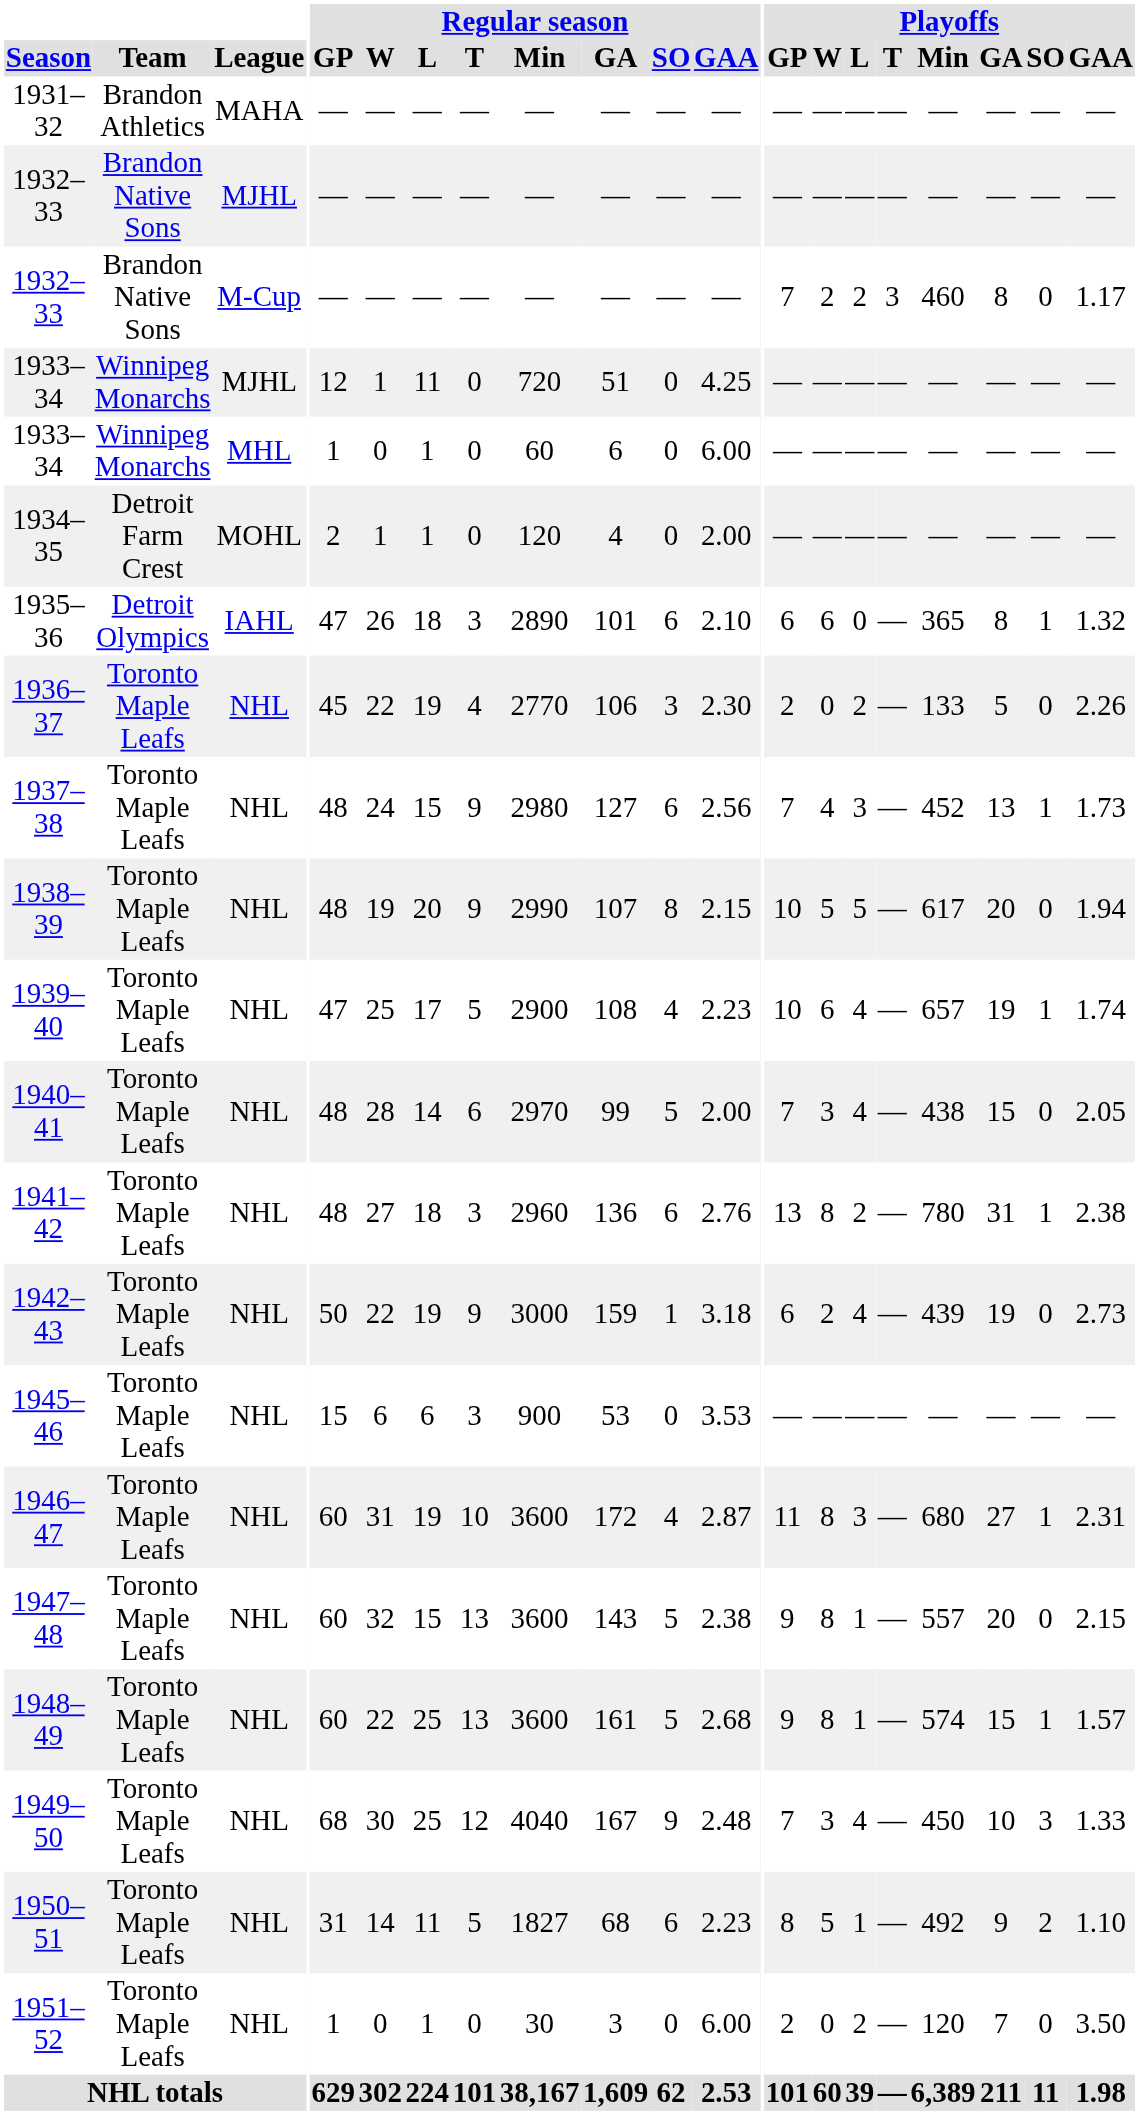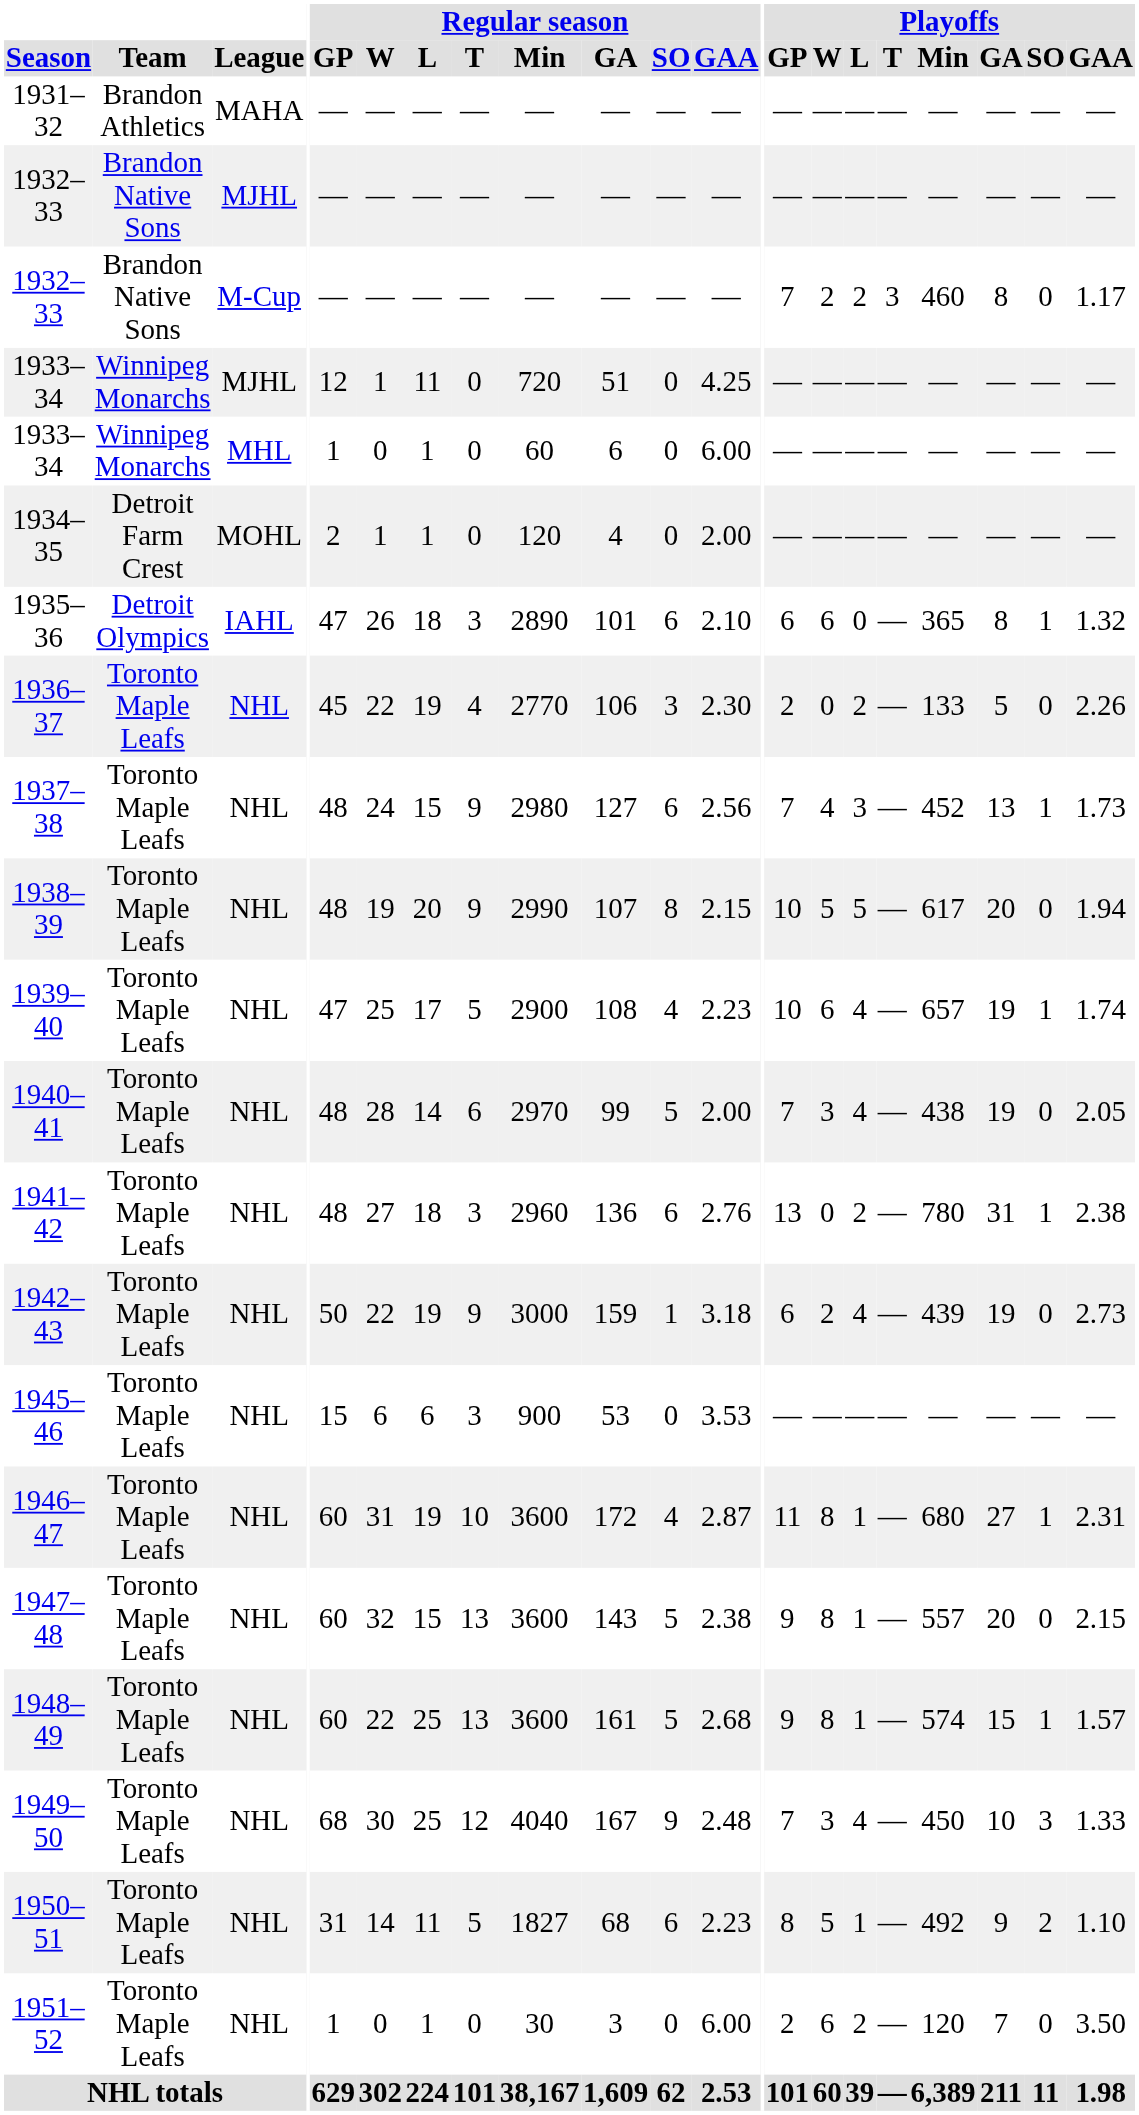(1001, 1111) 15 -> (1001, 1111) 19
(827, 1212) 8 -> (827, 1212) 0
(860, 1516) 3 -> (860, 1516) 1
(827, 2023) 0 -> (827, 2023) 6
